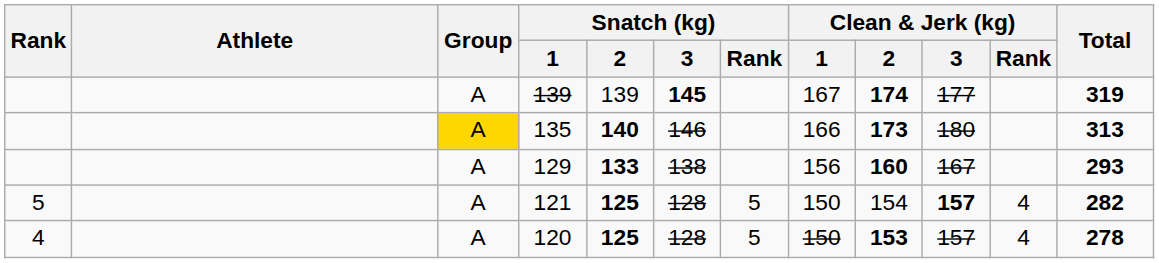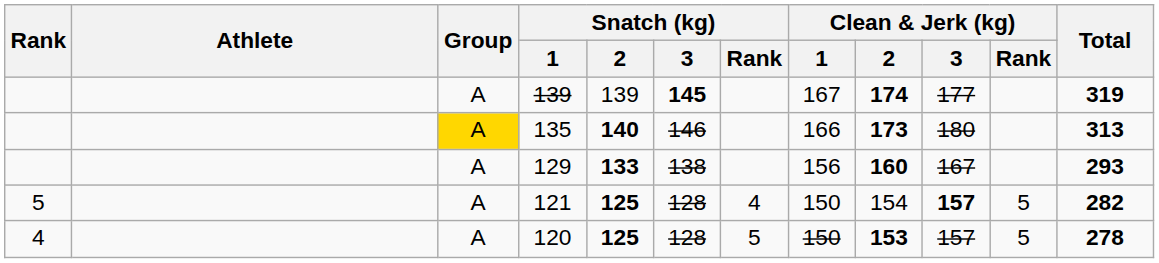(754, 202) 5 -> (754, 202) 4
(1023, 202) 4 -> (1023, 202) 5
(1023, 238) 4 -> (1023, 238) 5
